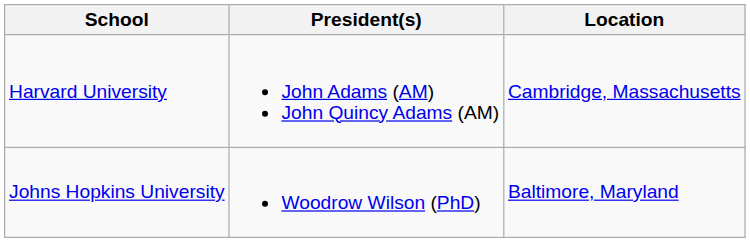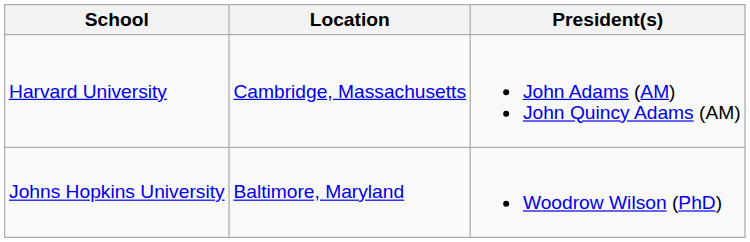columns swapped: (624, 19) <-> (366, 19)
